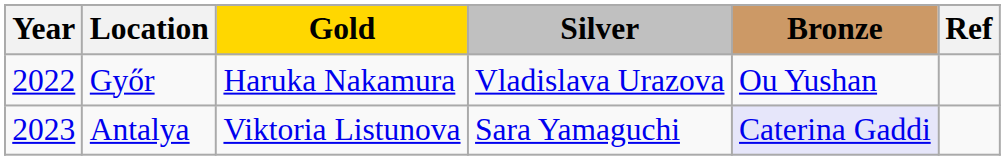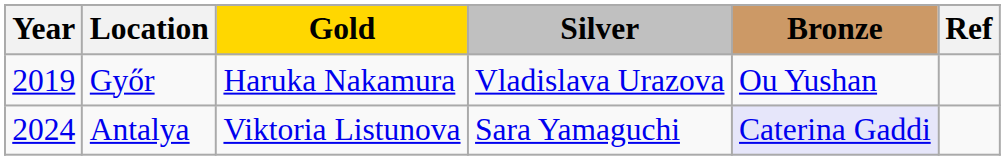(44, 79) 2022 -> (44, 79) 2019
(44, 129) 2023 -> (44, 129) 2024
